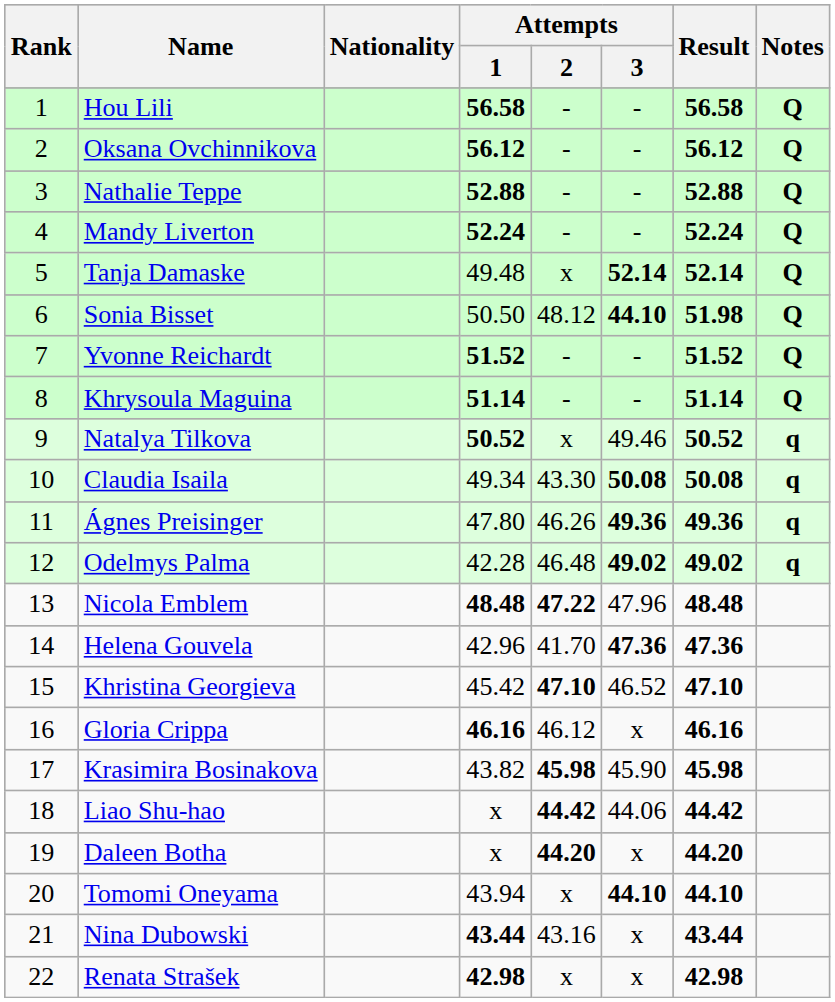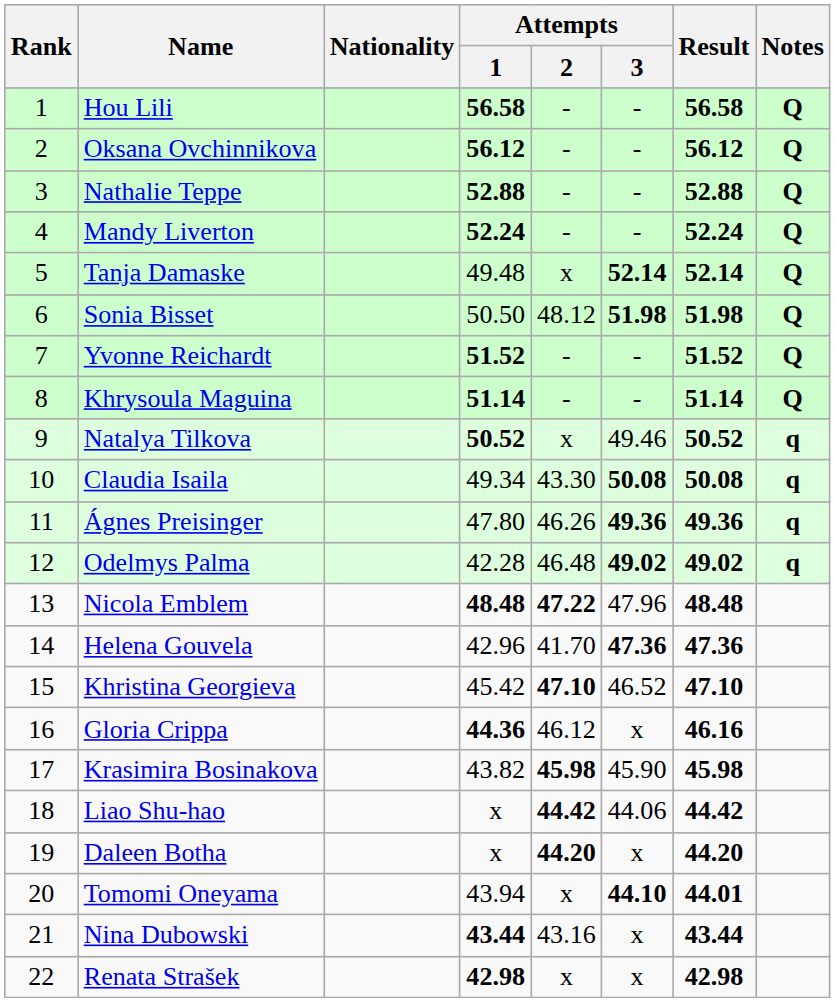(637, 314) 44.10 -> (637, 314) 51.98
(496, 728) 46.16 -> (496, 728) 44.36
(714, 893) 44.10 -> (714, 893) 44.01
